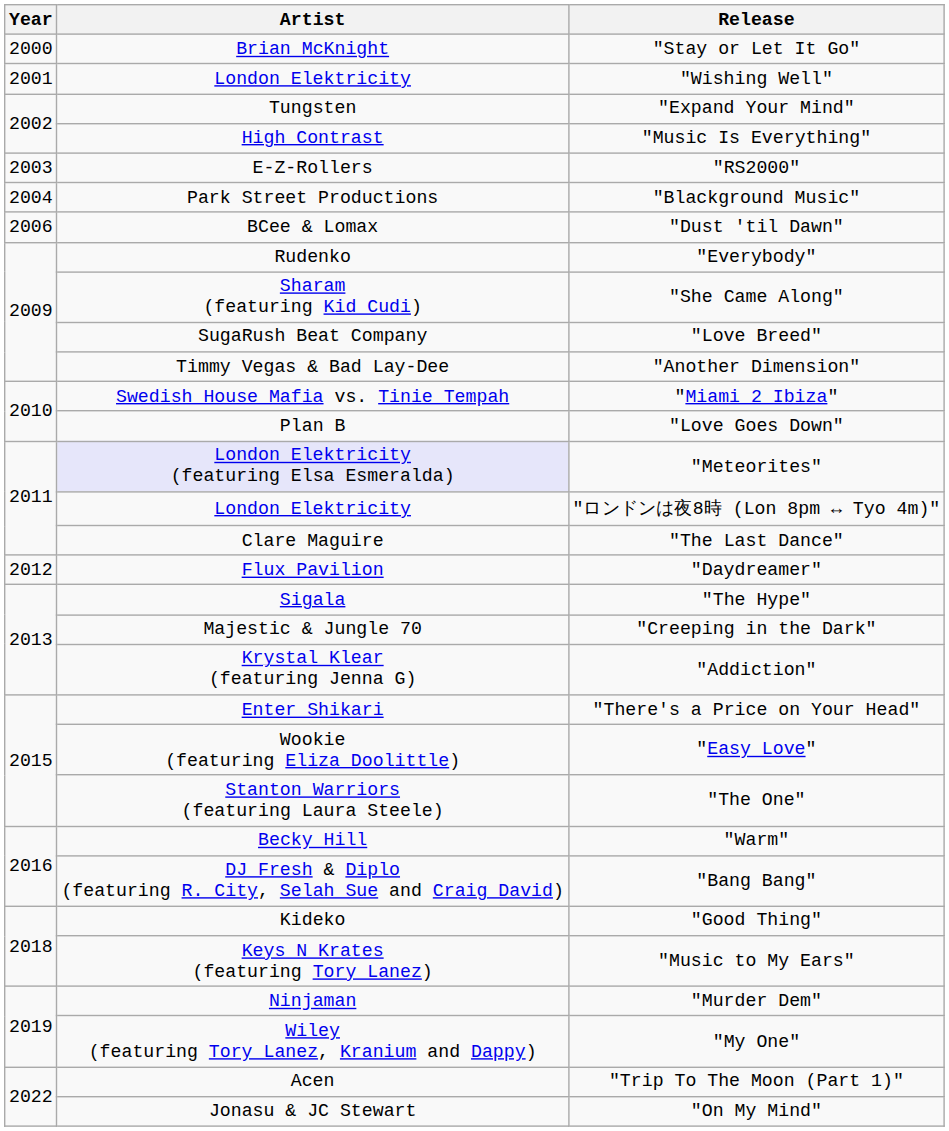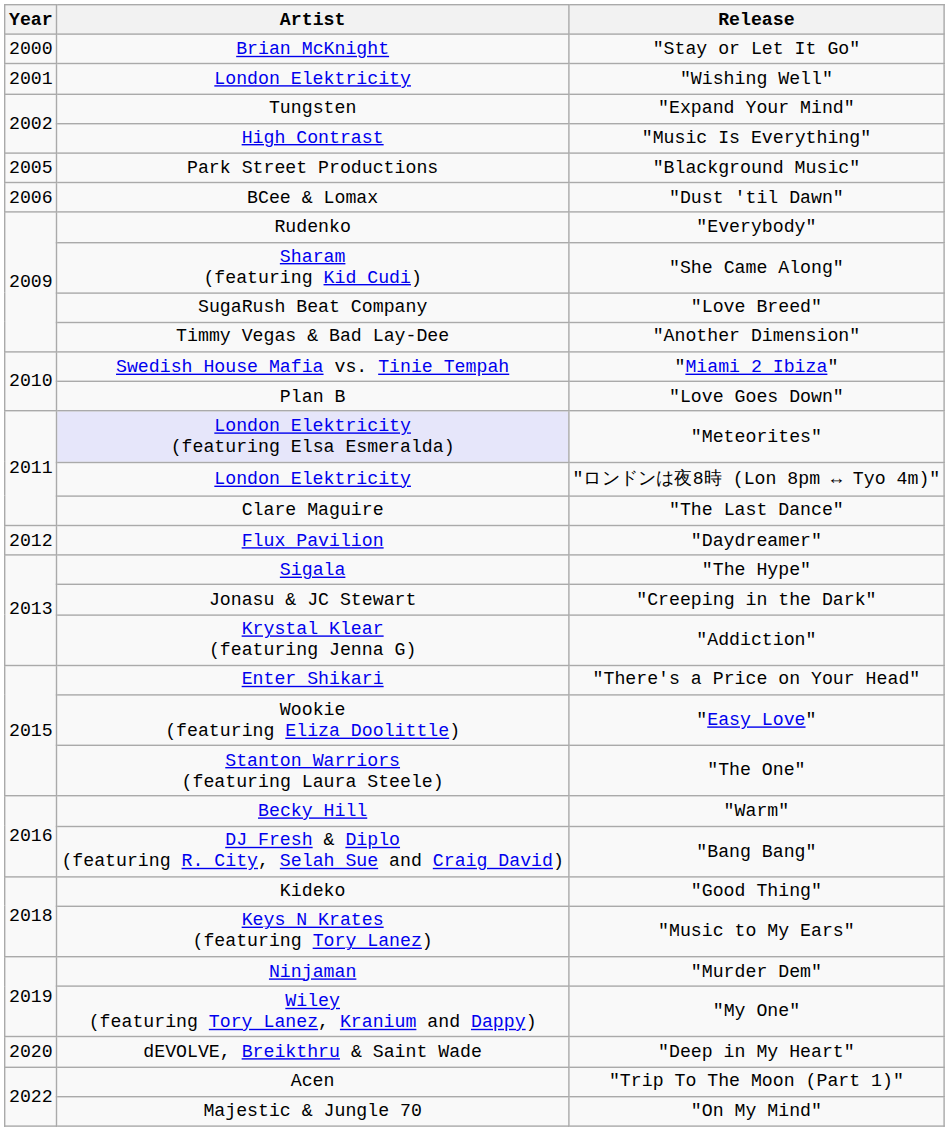- row: (756, 168)
(31, 198) 2004 -> (31, 168) 2005
(313, 629) Majestic & Jungle 70 -> (313, 600) Jonasu & JC Stewart
+ row: (756, 1052)
(313, 1111) Jonasu & JC Stewart -> (313, 1111) Majestic & Jungle 70
